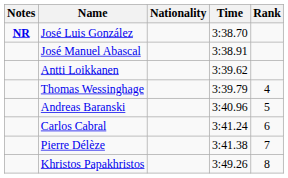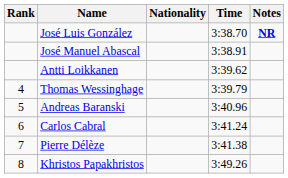columns swapped: (267, 13) <-> (21, 13)
